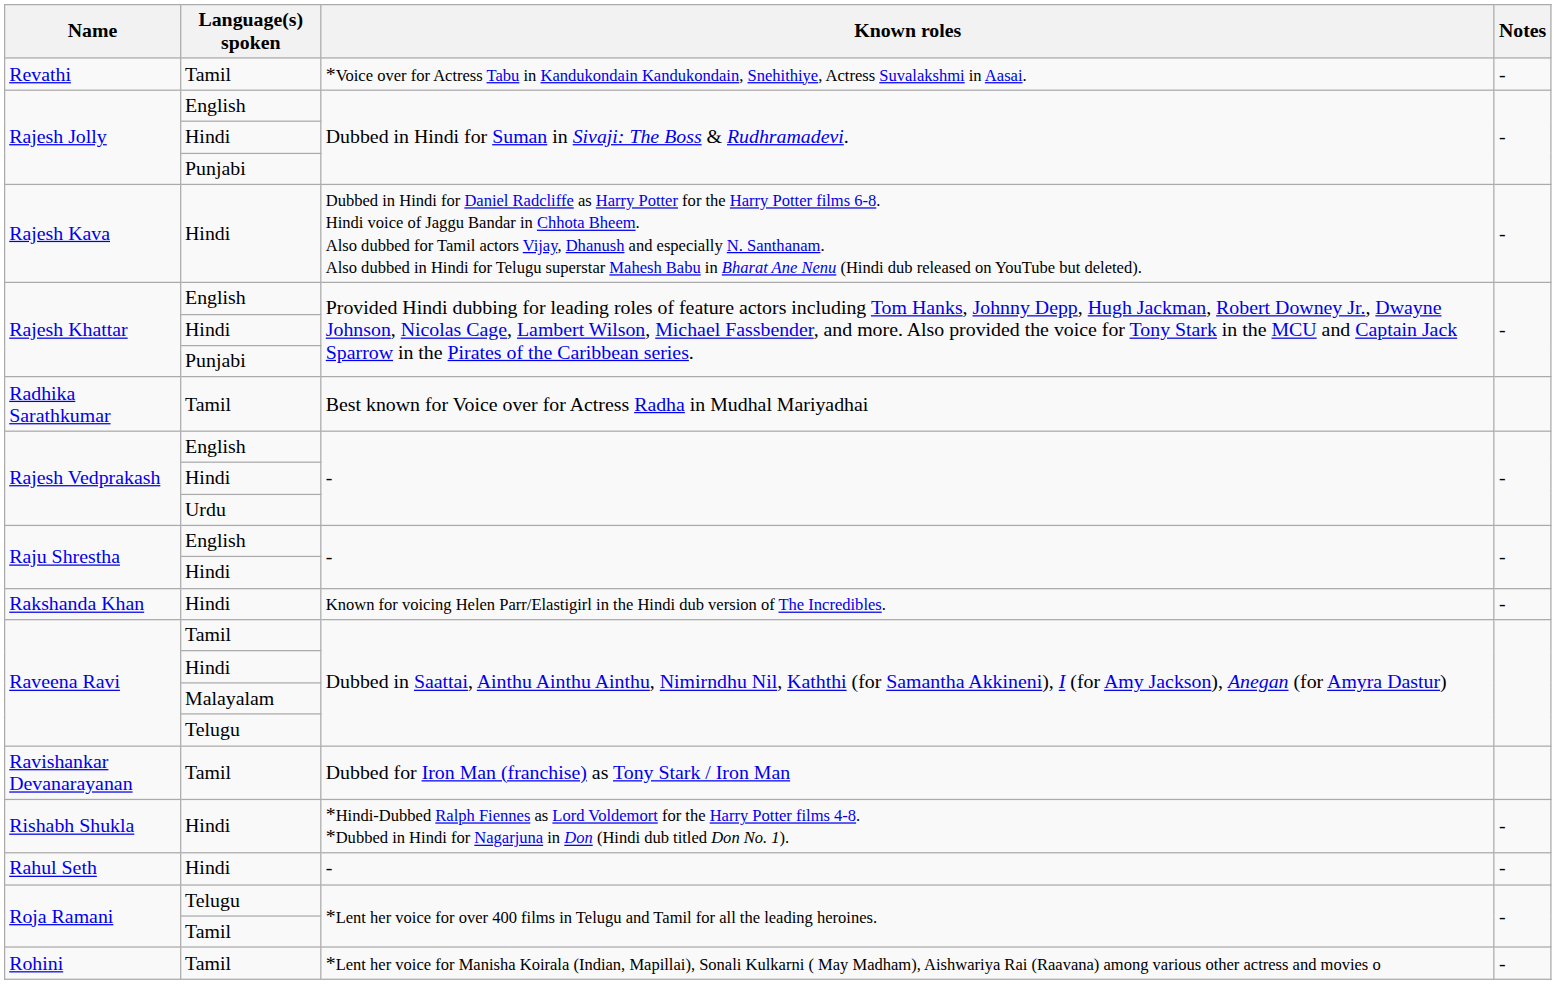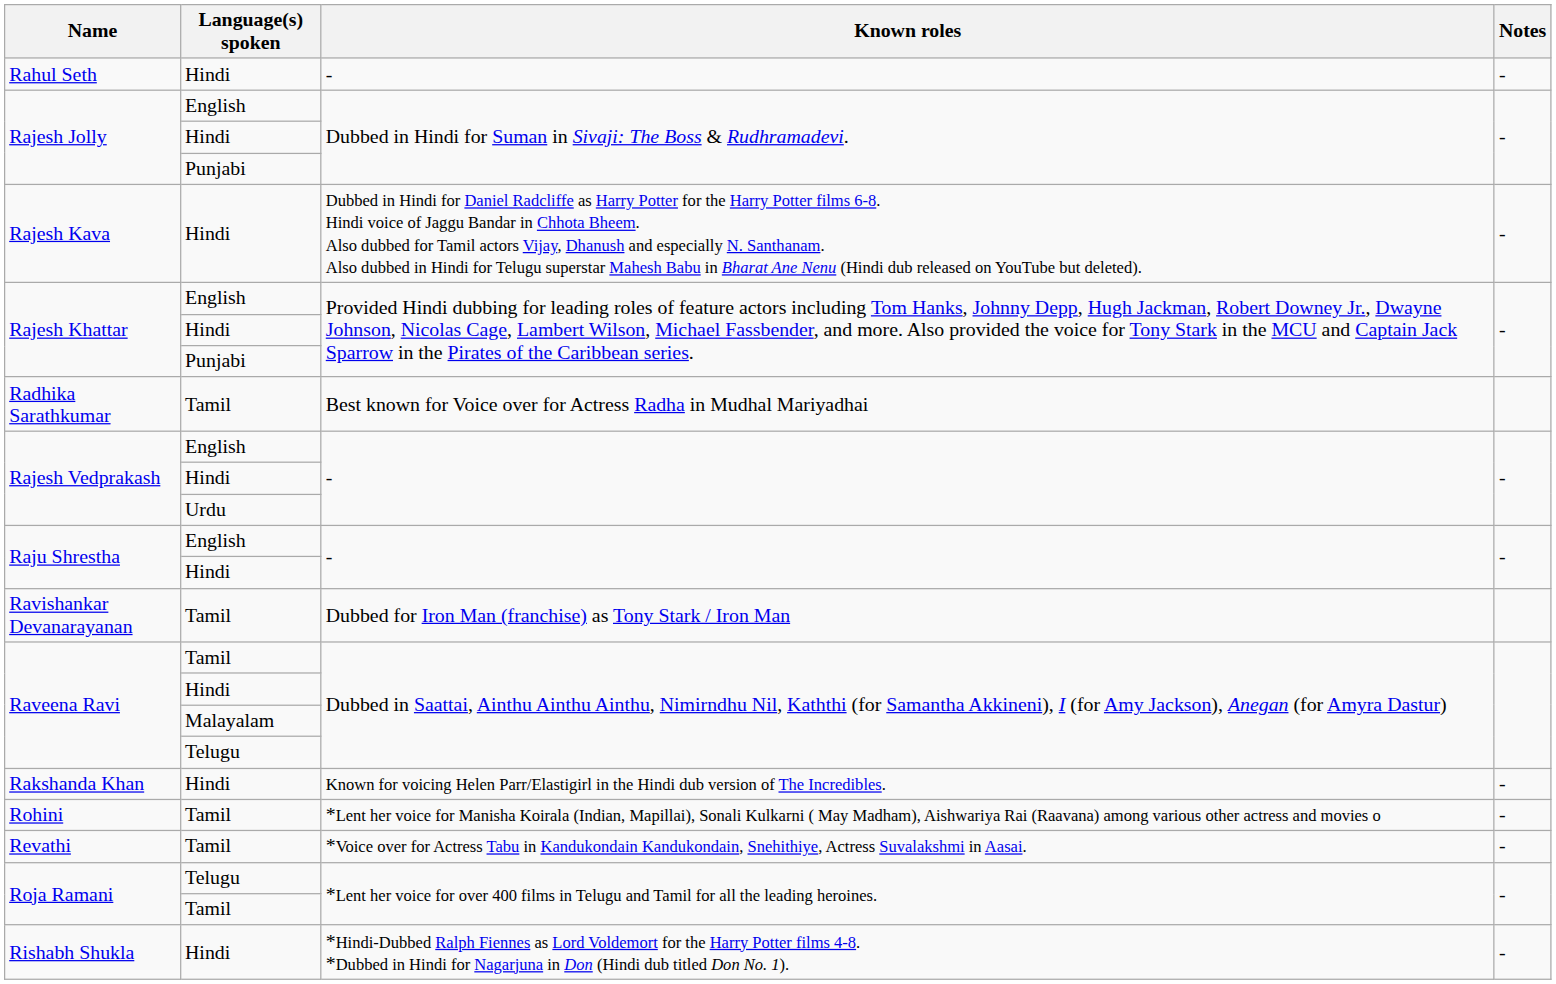rows swapped: (53, 868) <-> (40, 74)
rows swapped: (77, 603) <-> (71, 772)
rows swapped: (72, 826) <-> (36, 963)
